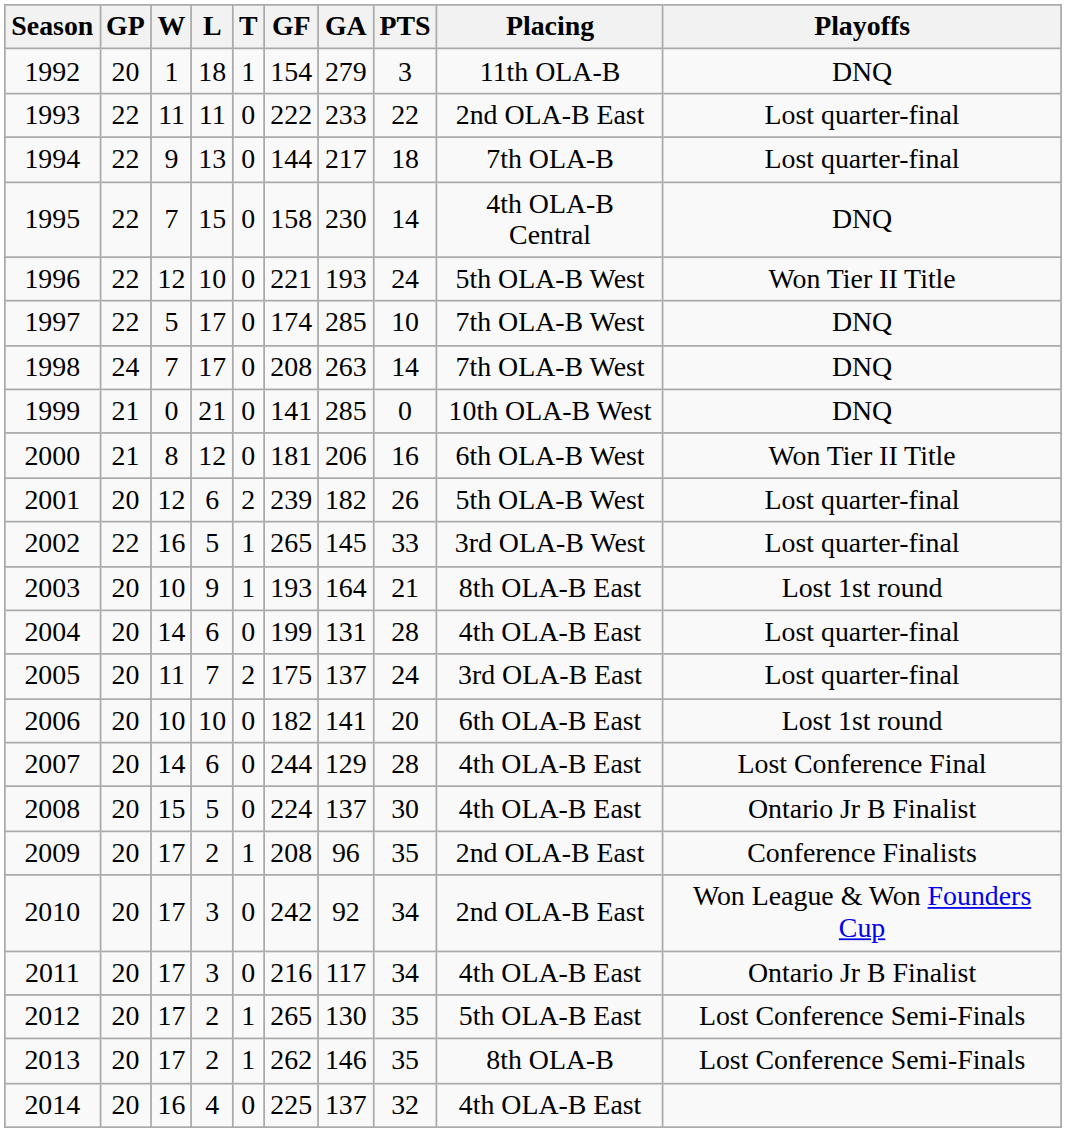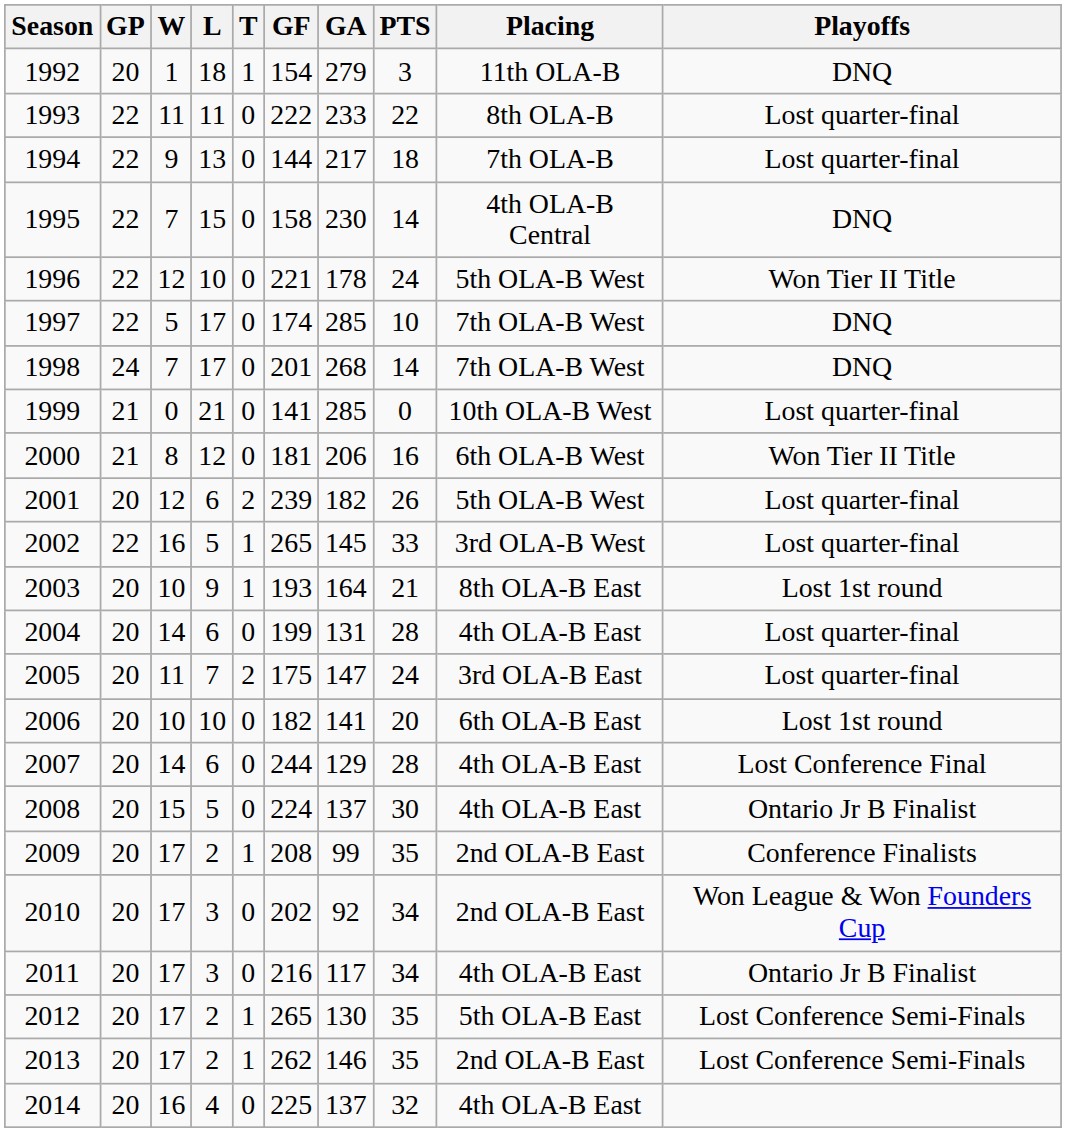(550, 114) 2nd OLA-B East -> (550, 114) 8th OLA-B
(346, 278) 193 -> (346, 278) 178
(291, 366) 208 -> (291, 366) 201
(346, 366) 263 -> (346, 366) 268
(862, 411) DNQ -> (862, 411) Lost quarter-final
(346, 676) 137 -> (346, 676) 147
(346, 852) 96 -> (346, 852) 99
(291, 912) 242 -> (291, 912) 202
(550, 1060) 8th OLA-B -> (550, 1060) 2nd OLA-B East
